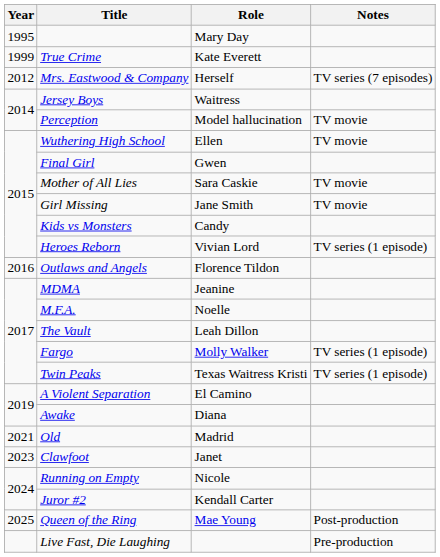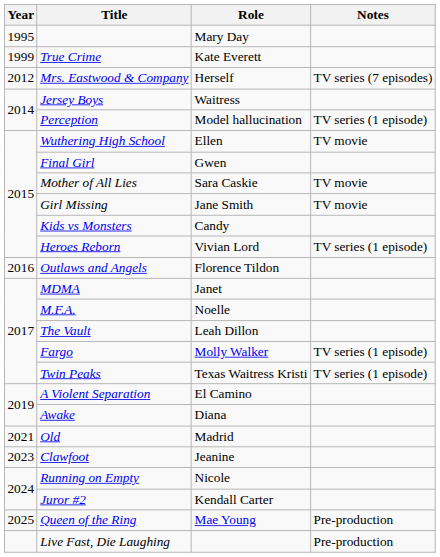(341, 120) TV movie -> (370, 120) TV series (1 episode)
(214, 288) Jeanine -> (208, 288) Janet
(208, 457) Janet -> (214, 457) Jeanine
(356, 520) Post-production -> (353, 520) Pre-production
